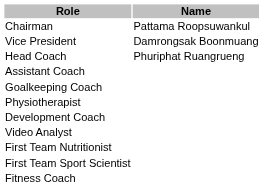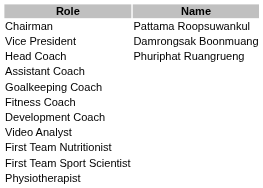rows swapped: (40, 178) <-> (43, 102)
